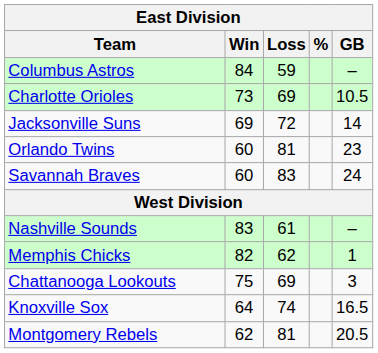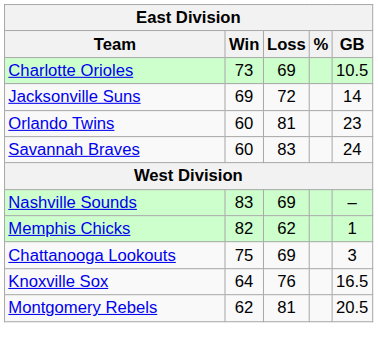- row: (71, 70)
(286, 228) 61 -> (286, 202) 69
(286, 307) 74 -> (286, 281) 76
